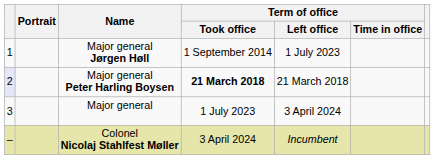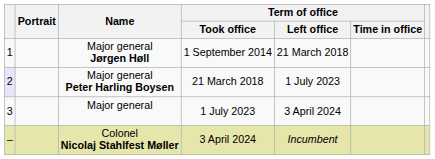(313, 53) 1 July 2023 -> (313, 53) 21 March 2018
(228, 82) bold -> (228, 82) normal
(313, 82) 21 March 2018 -> (313, 82) 1 July 2023
